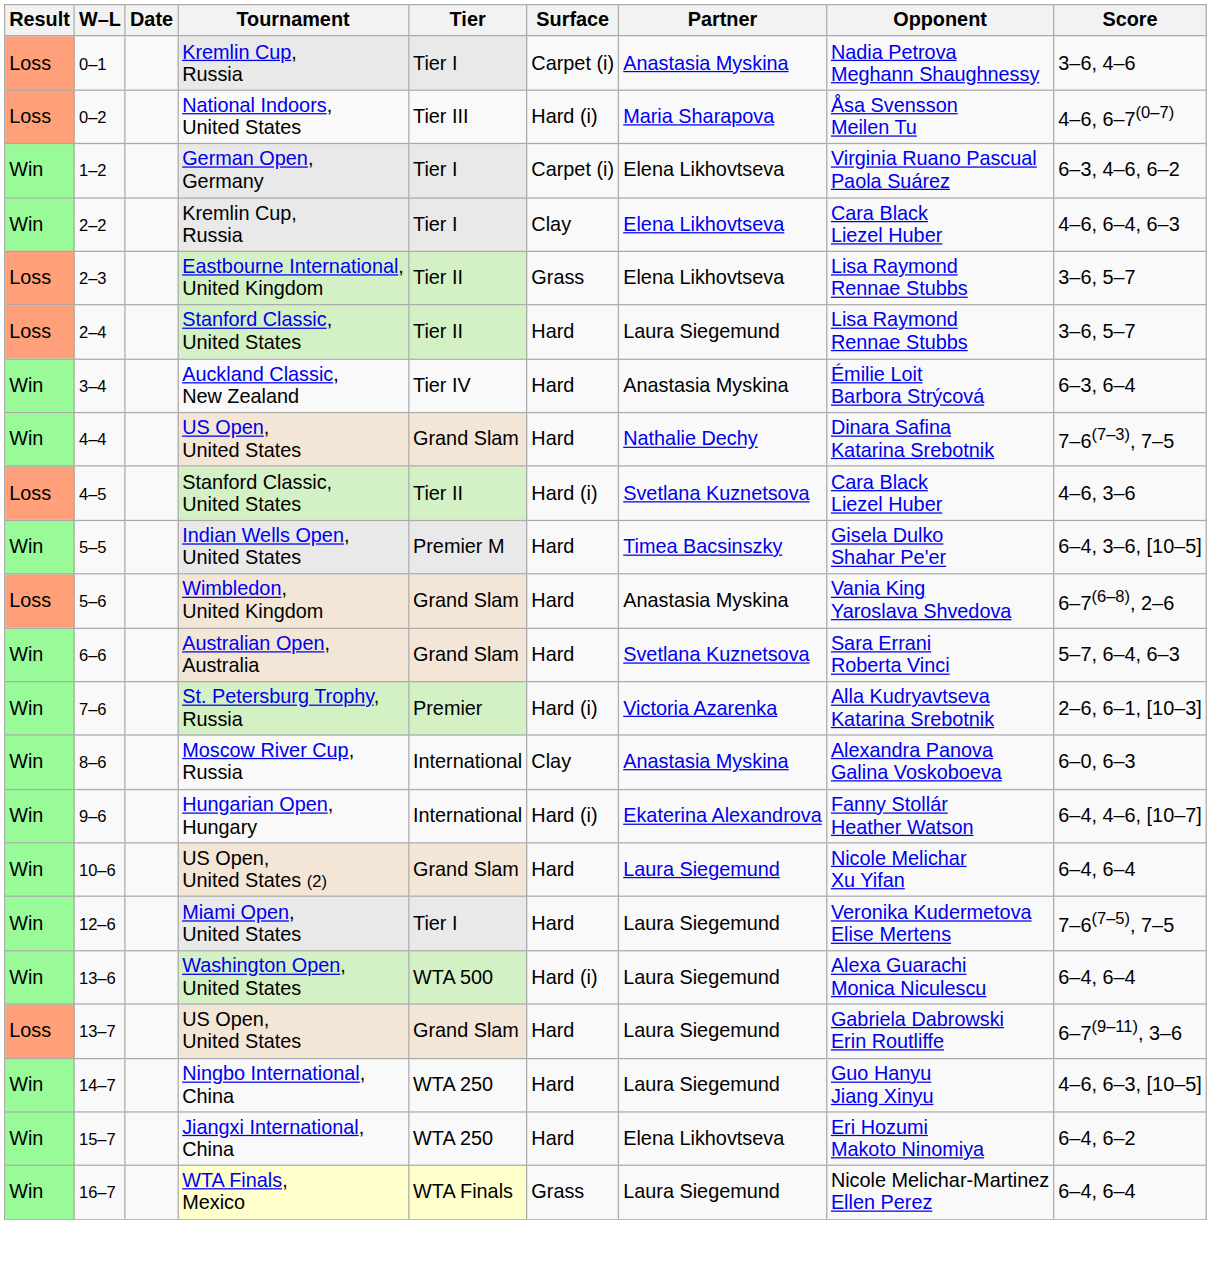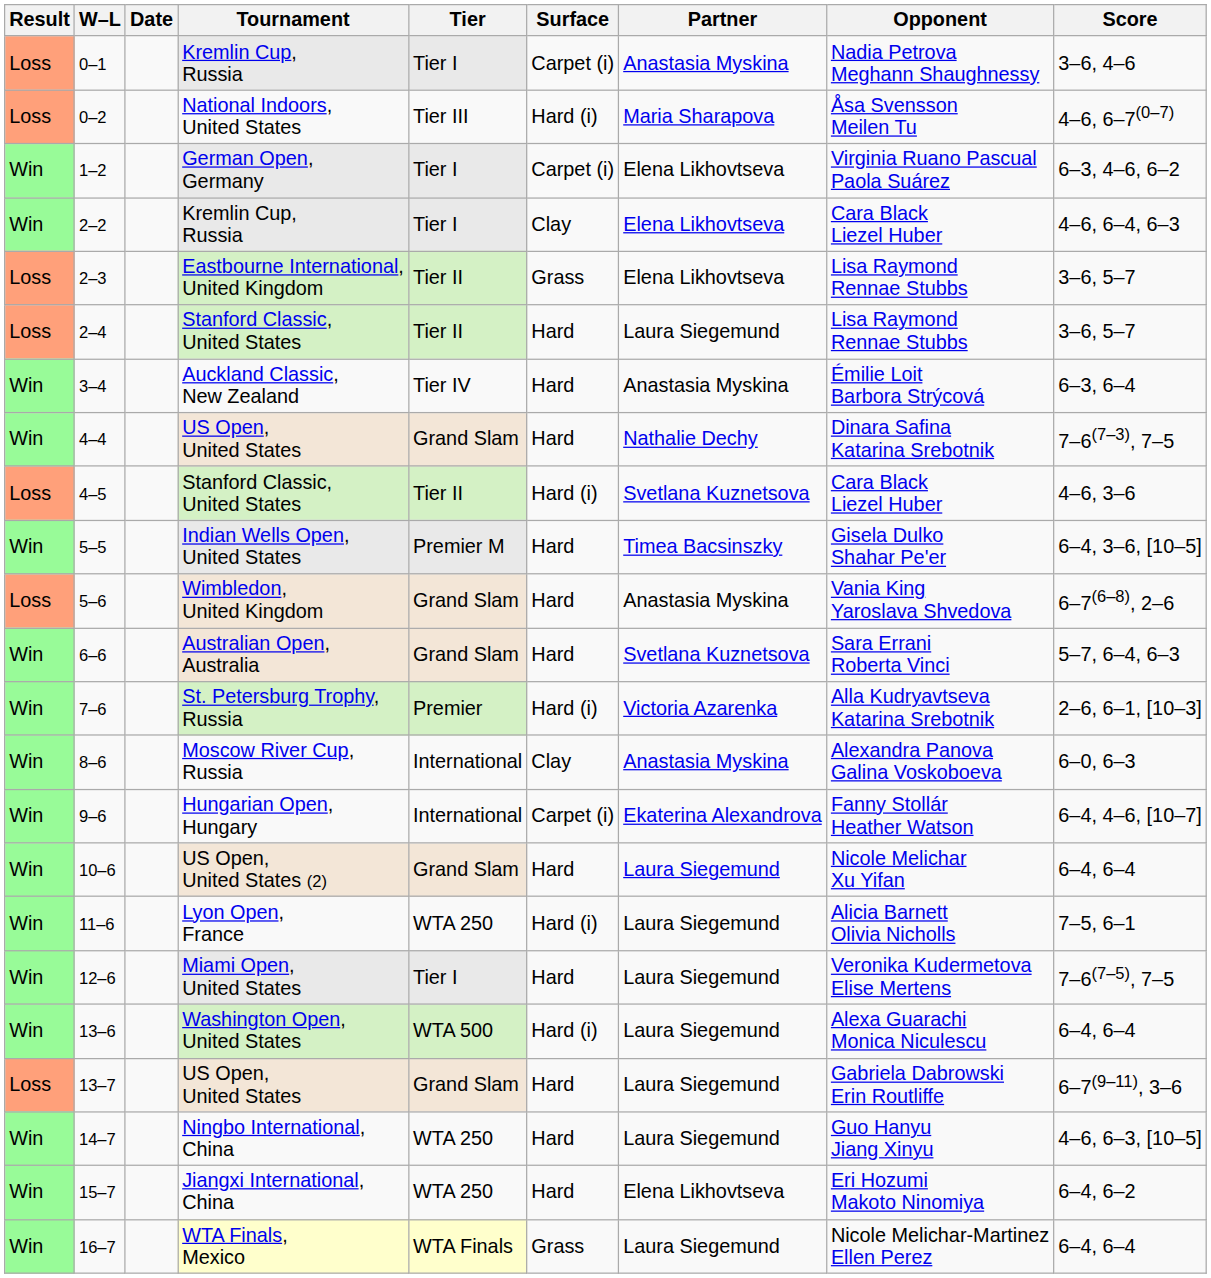(564, 815) Hard (i) -> (573, 815) Carpet (i)
+ row: (97, 924)
